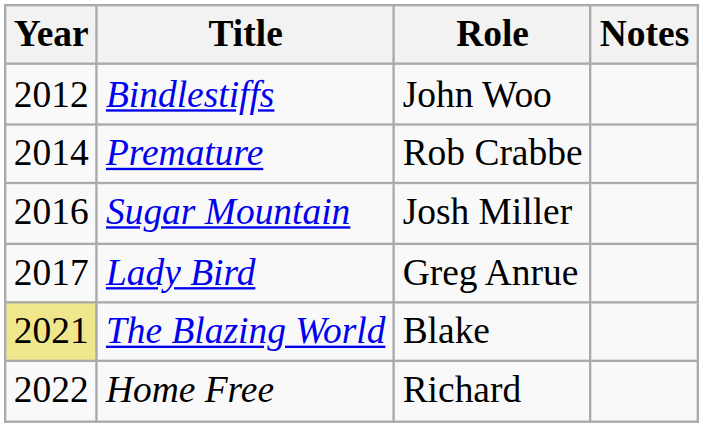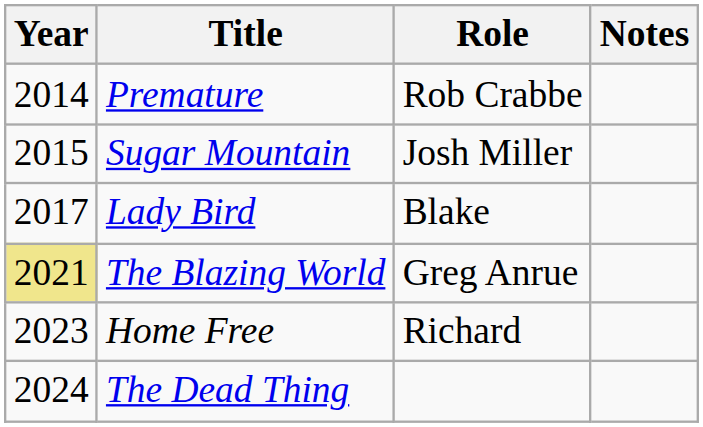- row: (190, 93)
(51, 212) 2016 -> (51, 152) 2015
(491, 271) Greg Anrue -> (446, 212) Blake
(446, 331) Blake -> (491, 271) Greg Anrue
(51, 390) 2022 -> (51, 331) 2023
+ row: (228, 390)
